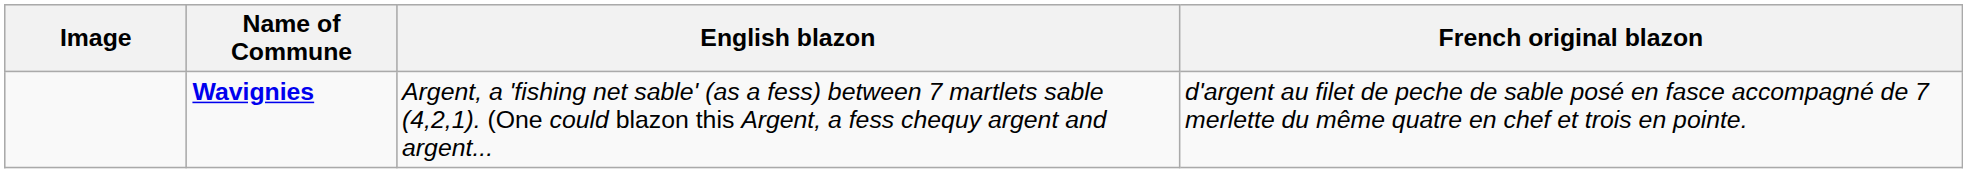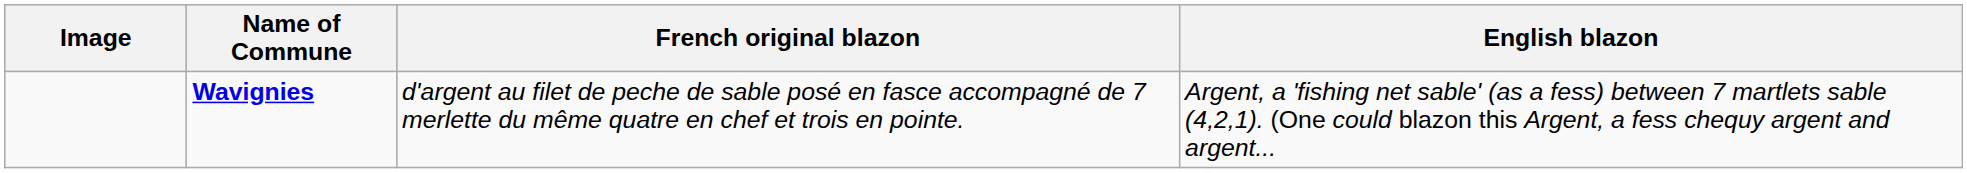columns swapped: (1571, 38) <-> (788, 38)
